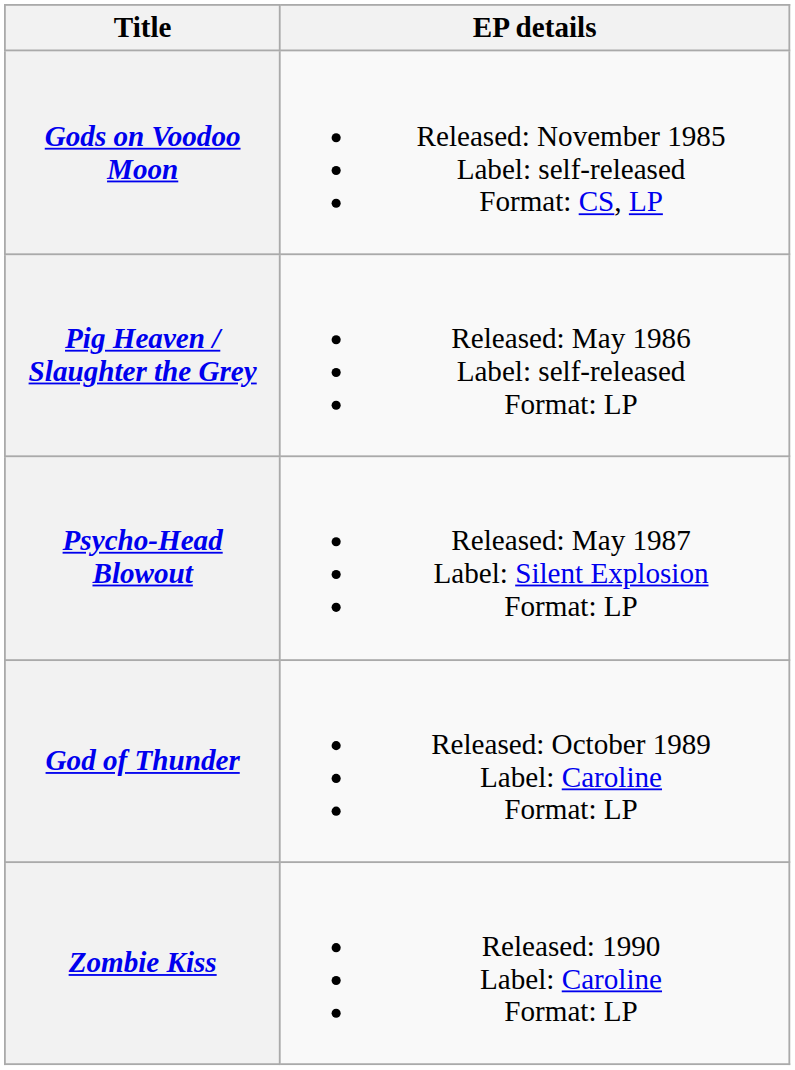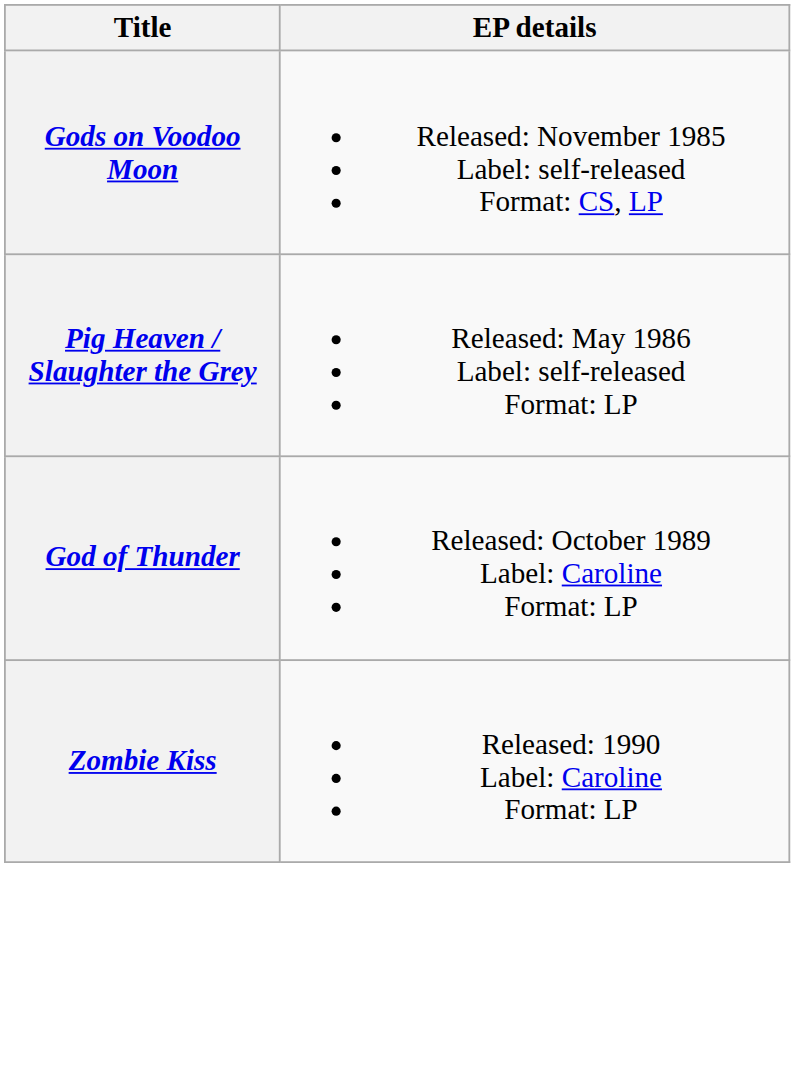- row: (143, 557)
